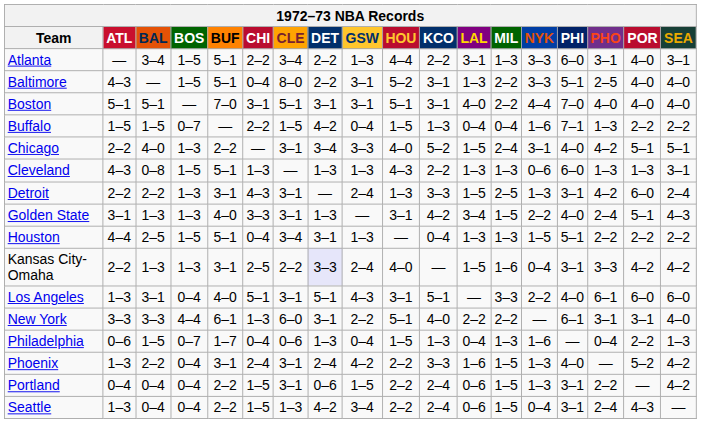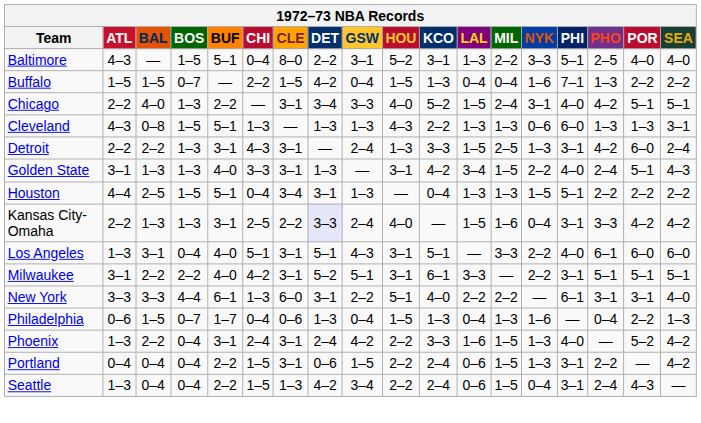- row: (29, 60)
- row: (29, 104)
+ row: (41, 275)
